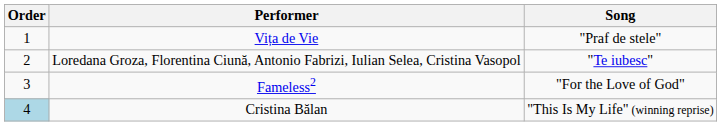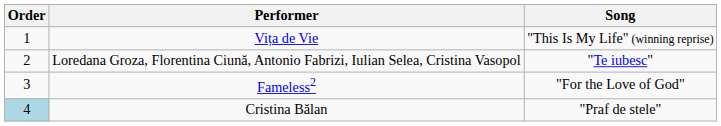(620, 38) "Praf de stele" -> (620, 38) "This Is My Life" (winning reprise)
(620, 109) "This Is My Life" (winning reprise) -> (620, 109) "Praf de stele"
